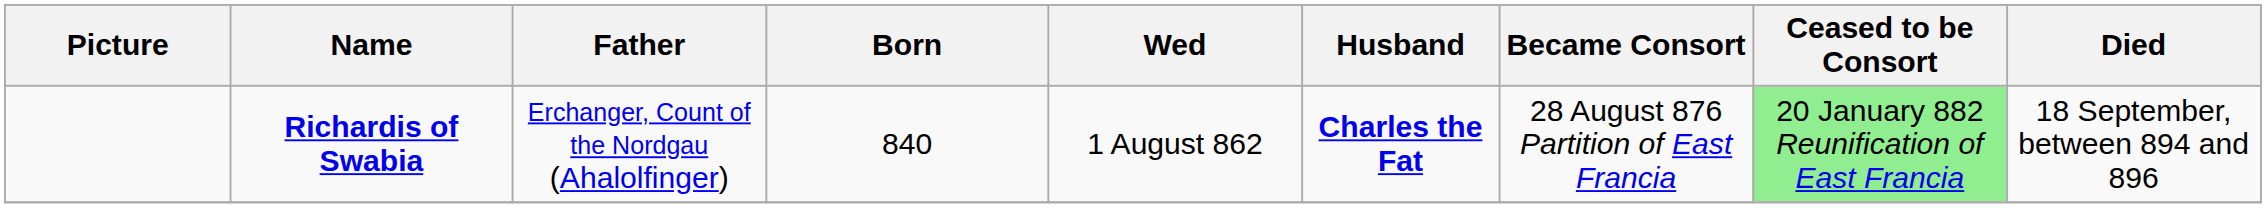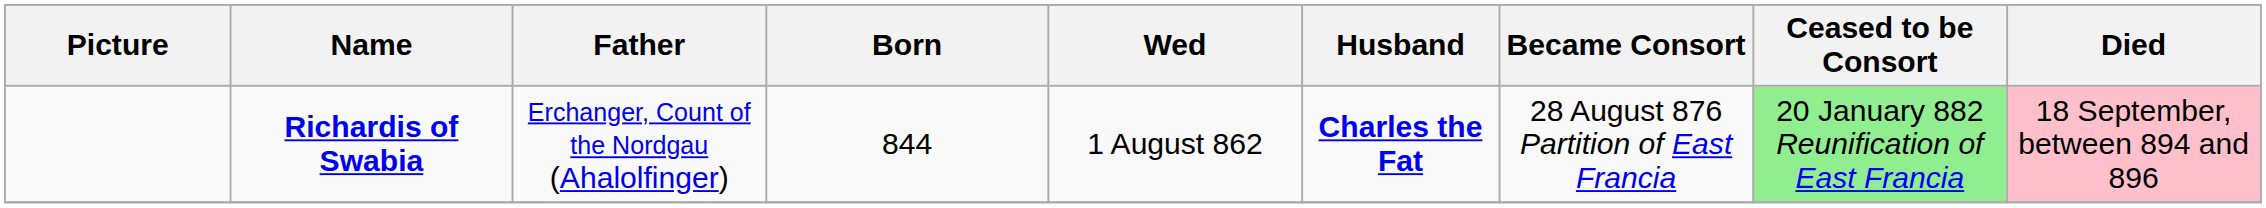(907, 143) 840 -> (907, 143) 844
(2134, 143) no background -> (2134, 143) pink background
